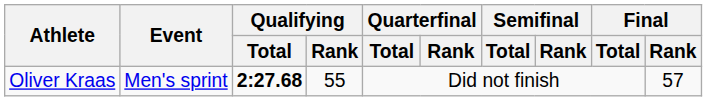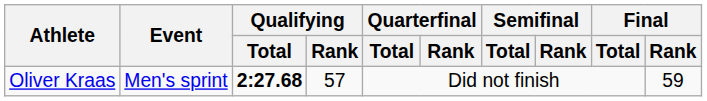(335, 81) 55 -> (335, 81) 57
(673, 81) 57 -> (673, 81) 59
